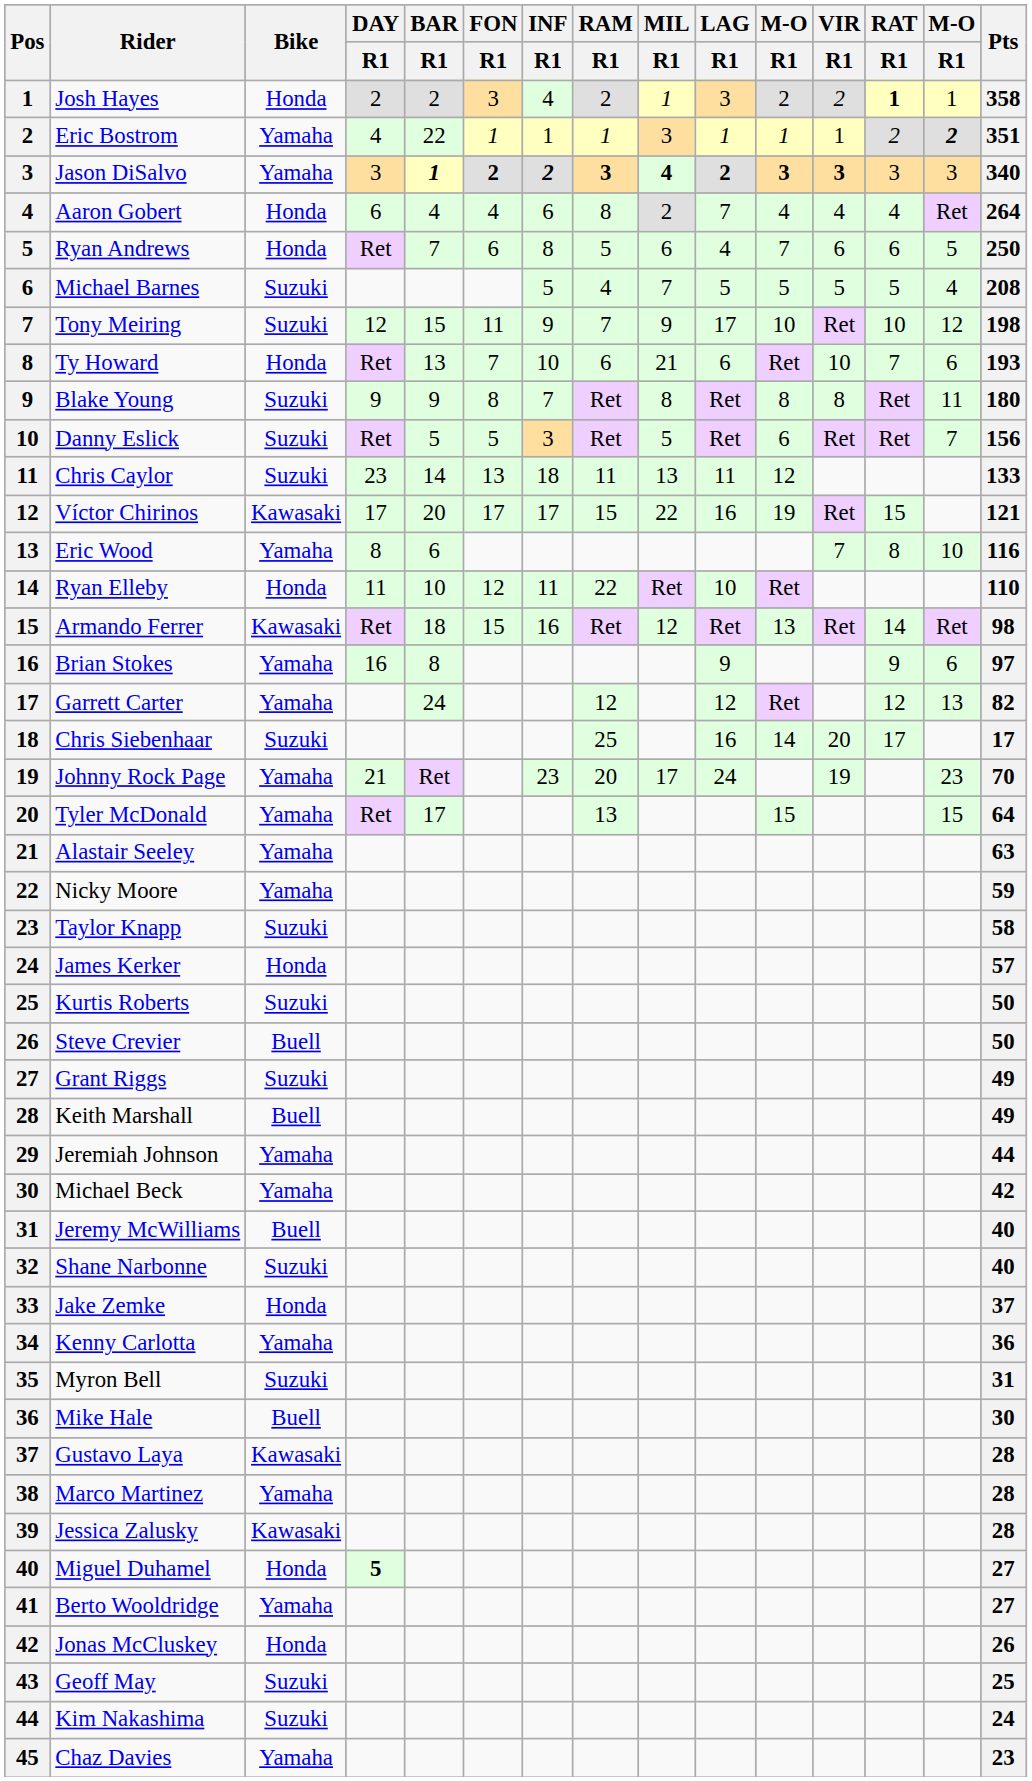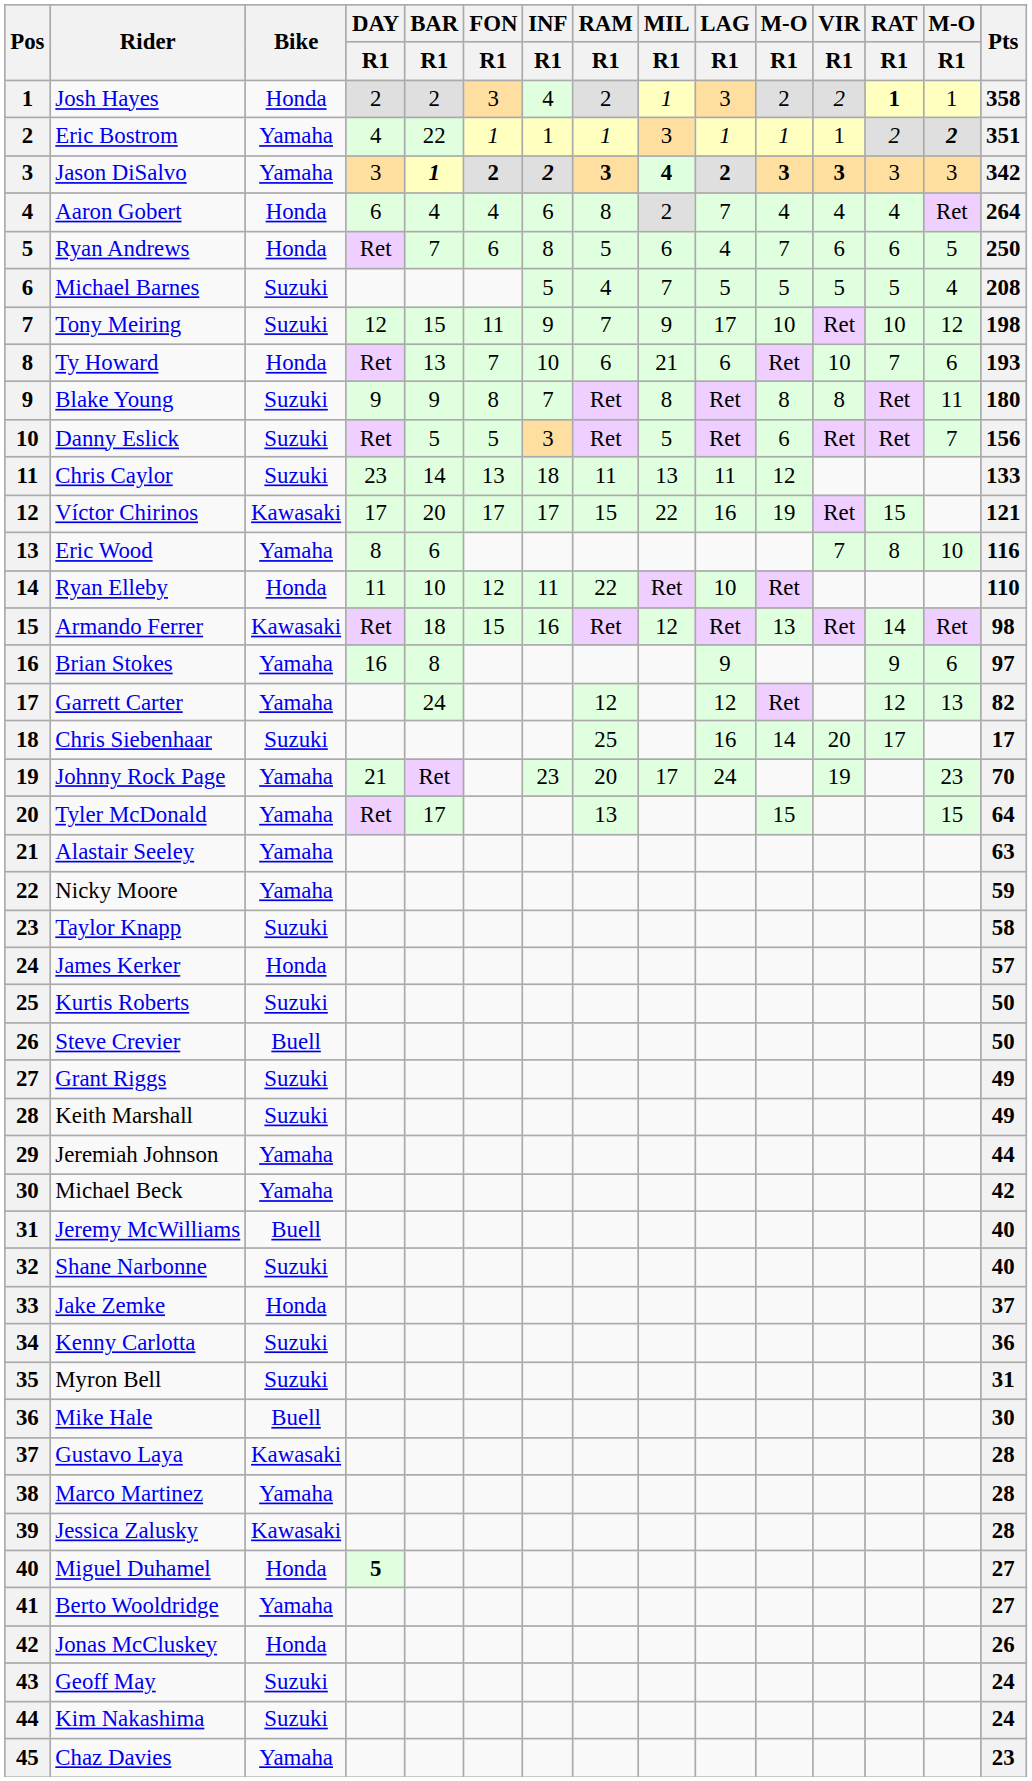(1003, 173) 340 -> (1003, 173) 342
(296, 1116) Buell -> (296, 1116) Suzuki
(296, 1342) Yamaha -> (296, 1342) Suzuki
(1003, 1681) 25 -> (1003, 1681) 24
